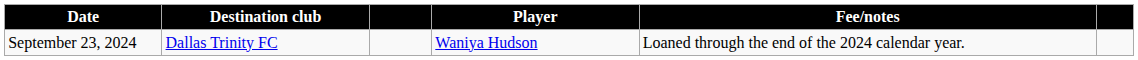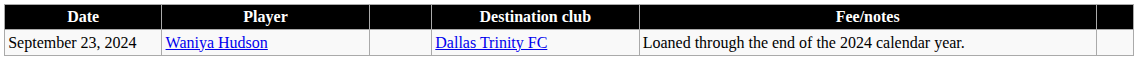columns swapped: (535, 17) <-> (266, 17)
